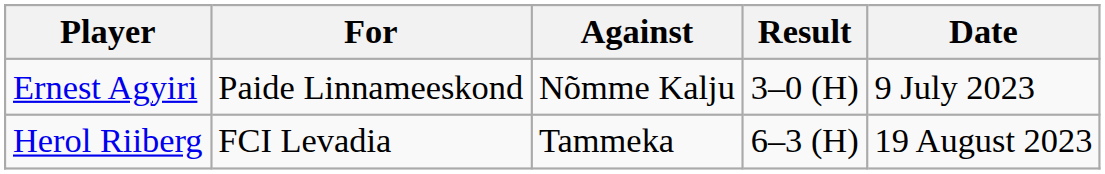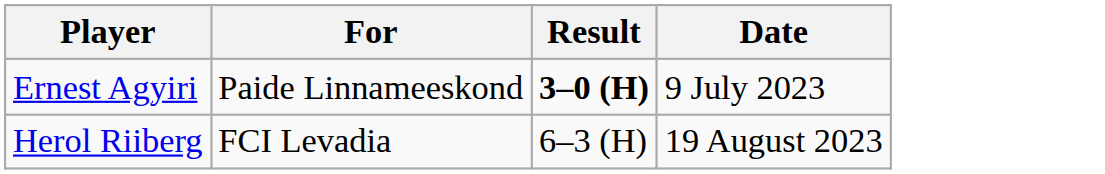- column: (637, 31)
(805, 86) normal -> (594, 86) bold
